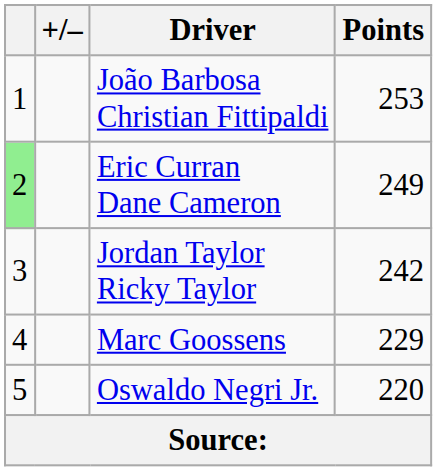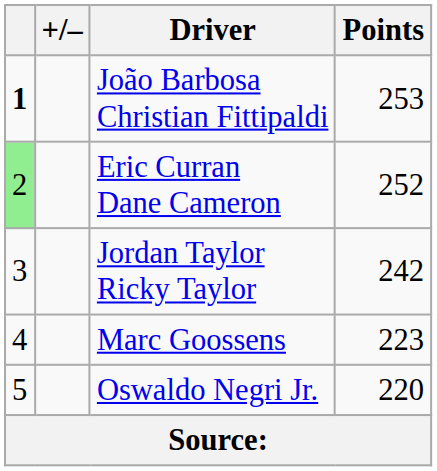(20, 98) normal -> (20, 98) bold
(401, 184) 249 -> (401, 184) 252
(401, 339) 229 -> (401, 339) 223
